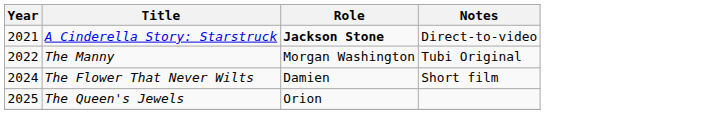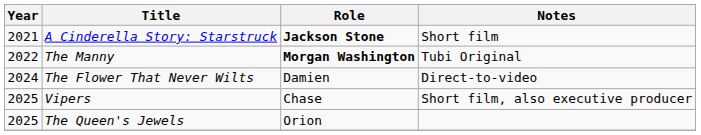(479, 36) Direct-to-video -> (460, 36) Short film
(349, 57) normal -> (349, 57) bold
(460, 78) Short film -> (479, 78) Direct-to-video
+ row: (68, 99)
